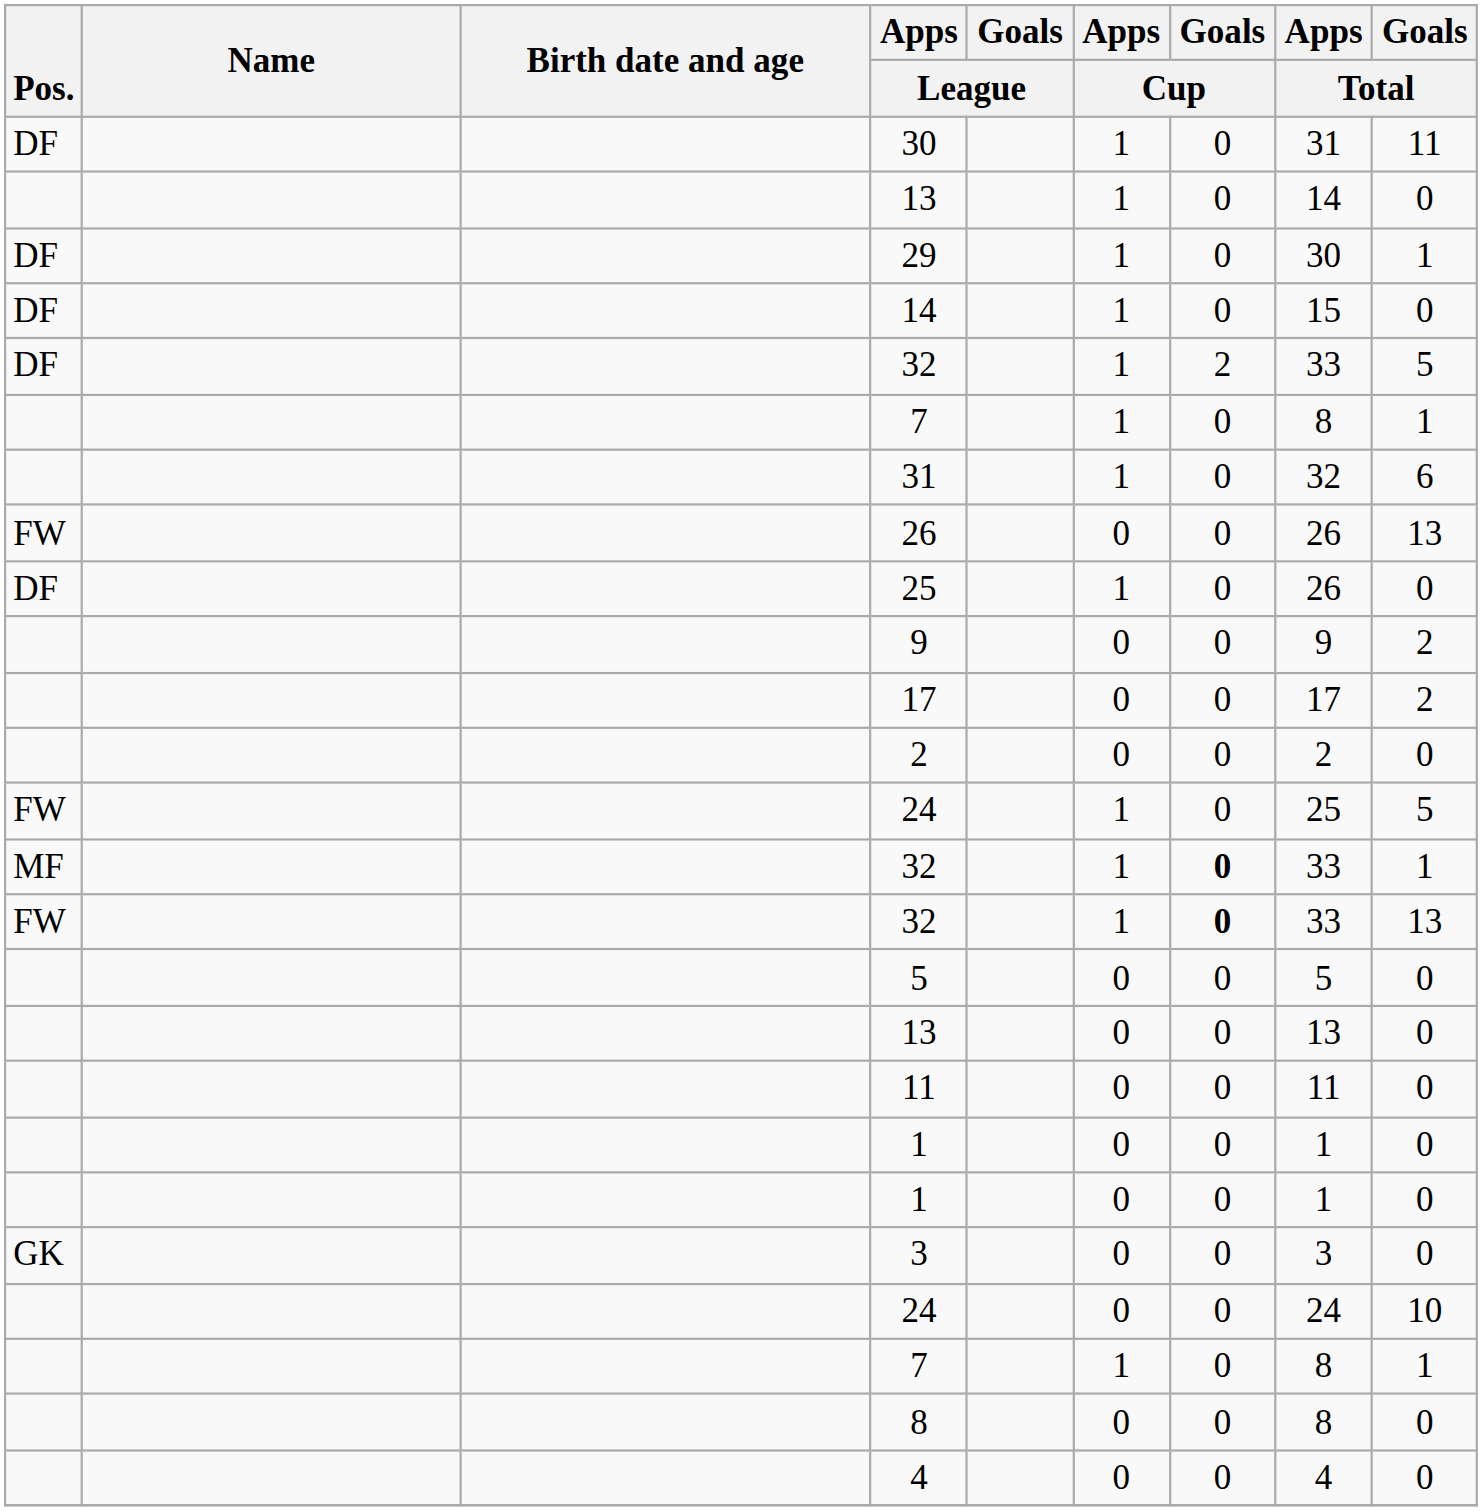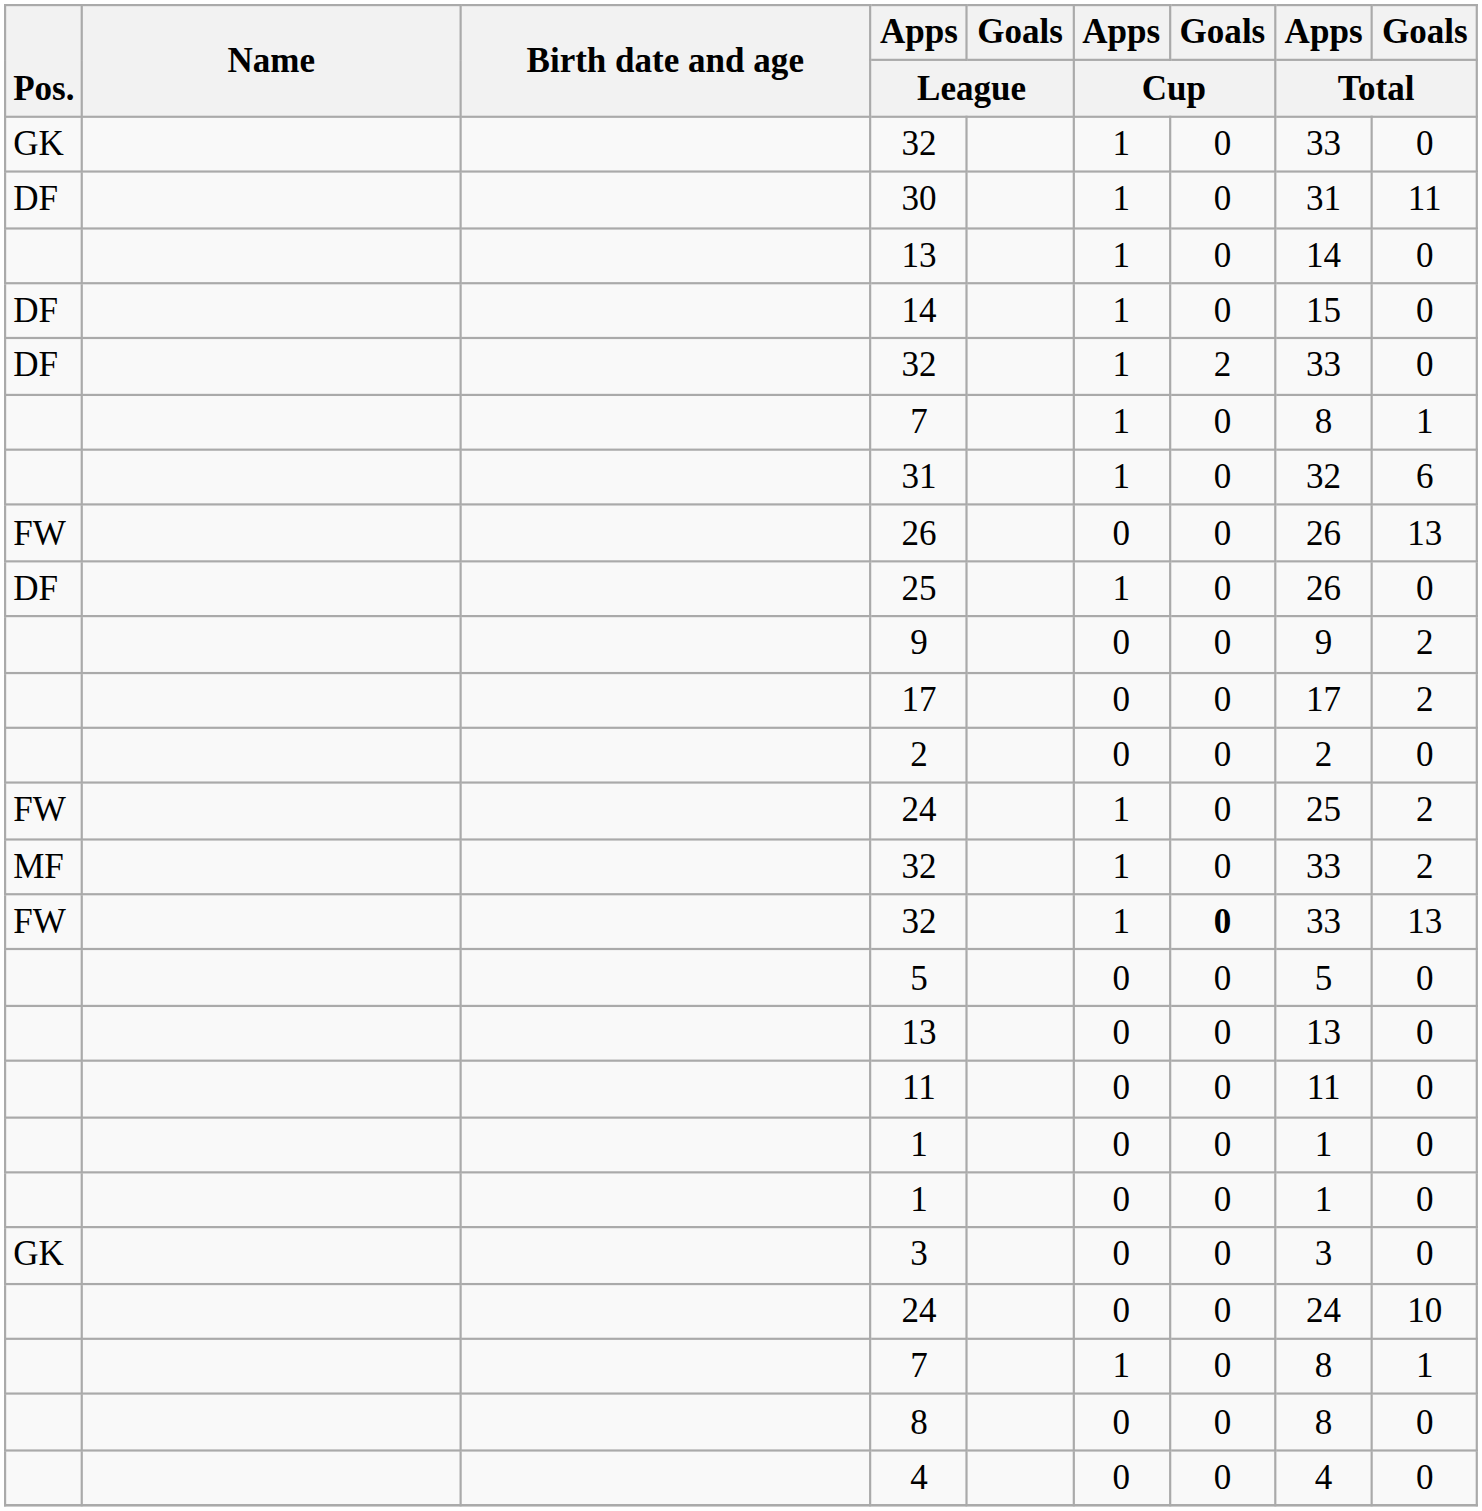+ row: (38, 143)
- row: (36, 254)
(1425, 365) 5 -> (1425, 365) 0
(1425, 810) 5 -> (1425, 810) 2
(1222, 865) bold -> (1222, 865) normal
(1425, 865) 1 -> (1425, 865) 2
